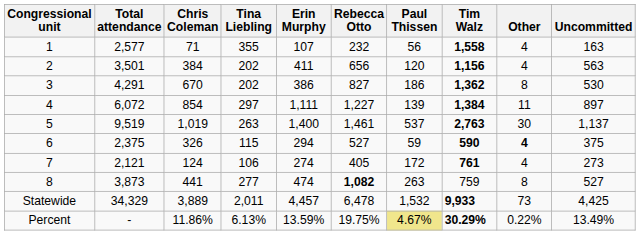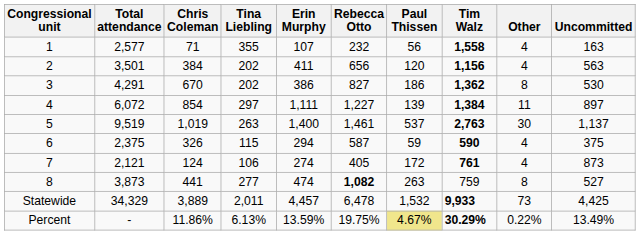(359, 143) 527 -> (359, 143) 587
(524, 143) bold -> (524, 143) normal
(594, 162) 273 -> (594, 162) 873
